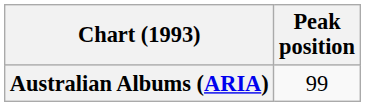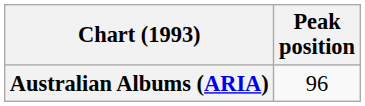(317, 82) 99 -> (317, 82) 96
